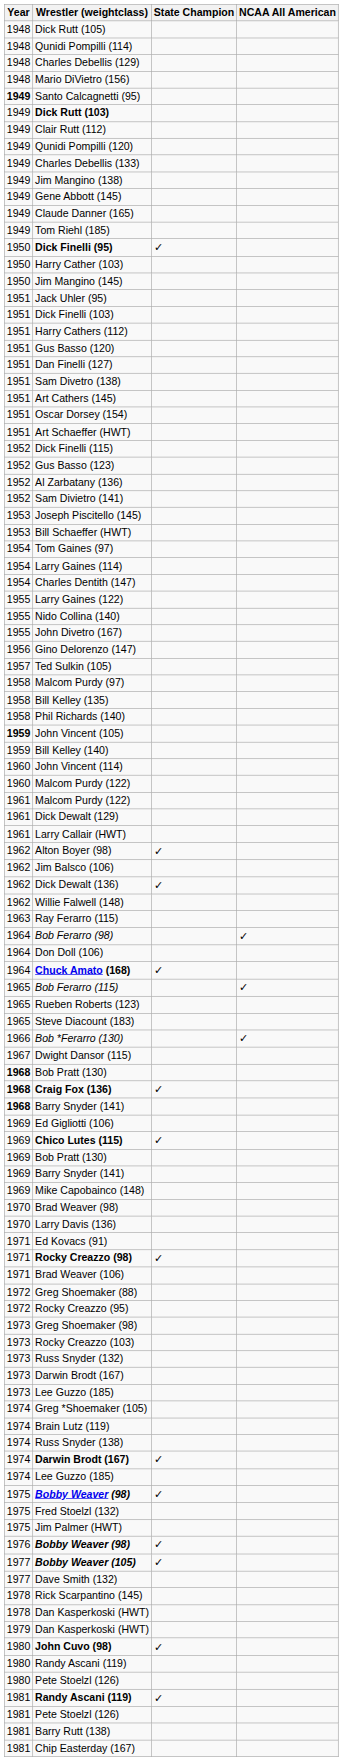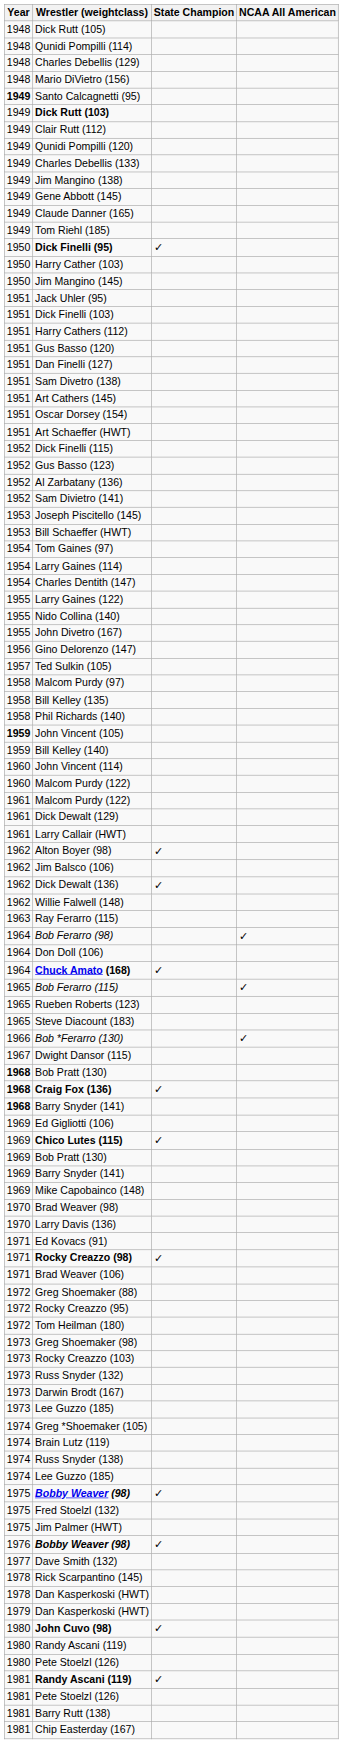+ row: (19, 1325)
- row: (19, 1460)
- row: (19, 1562)
